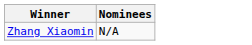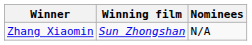+ column: (142, 13)
